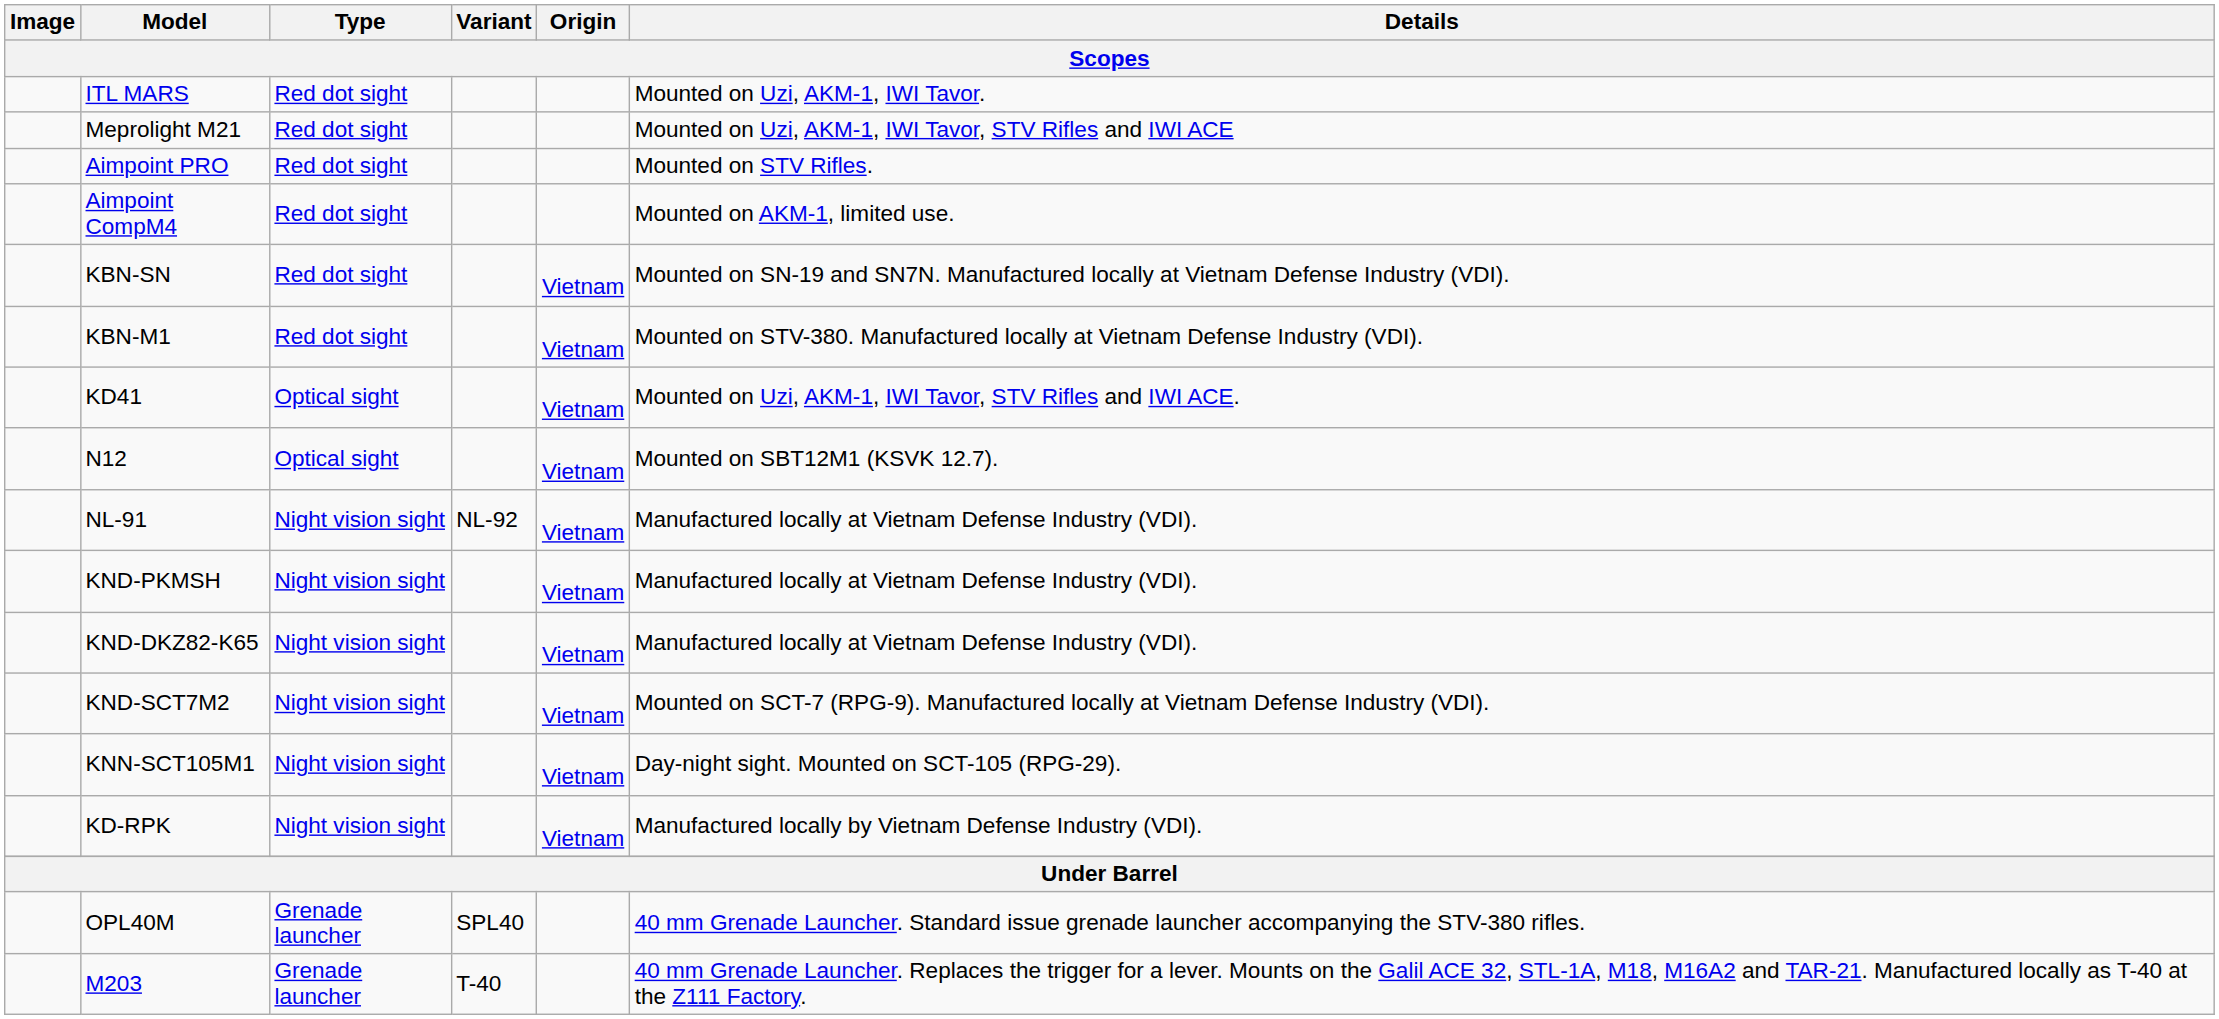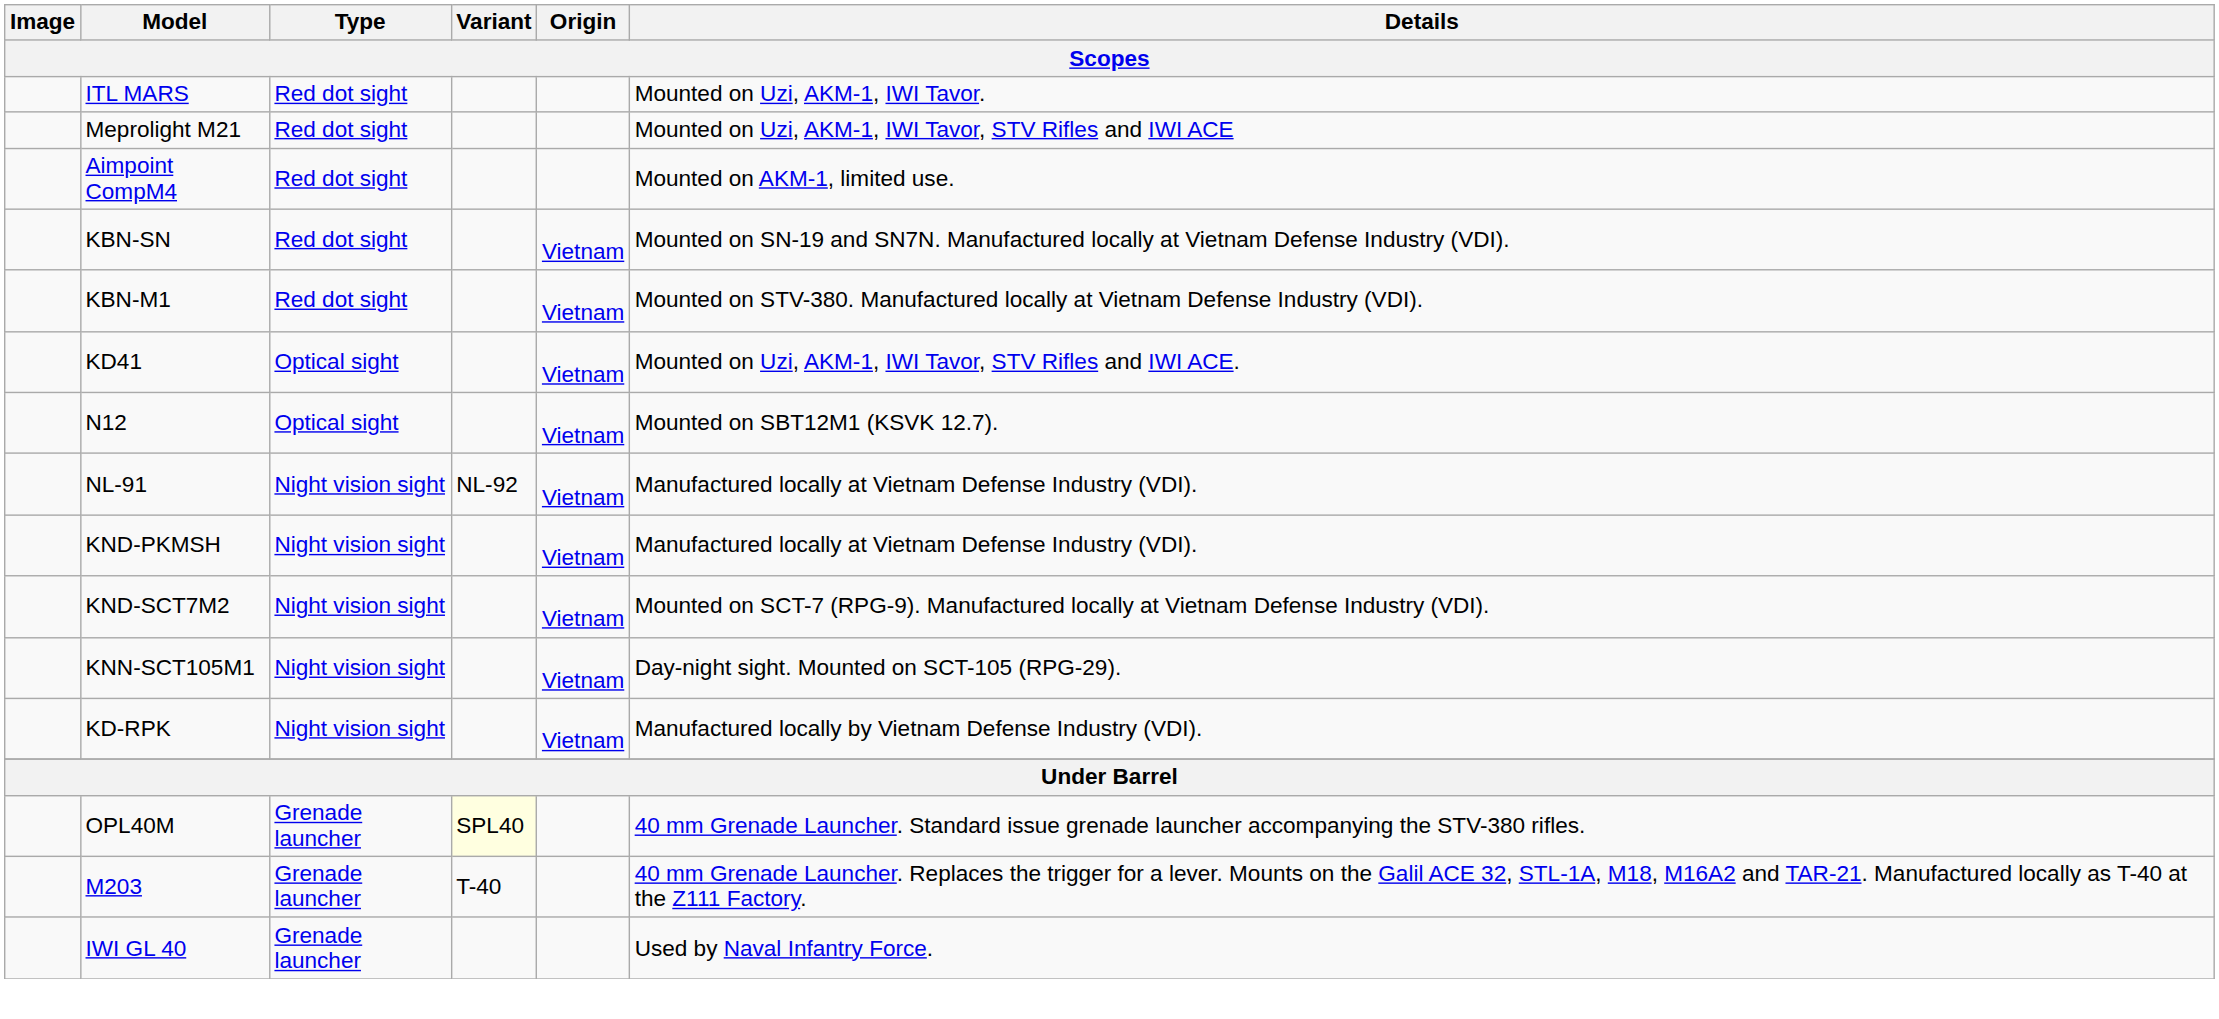- row: (157, 165)
- row: (172, 642)
(490, 922) no background -> (490, 825) lightyellow background
+ row: (136, 947)
